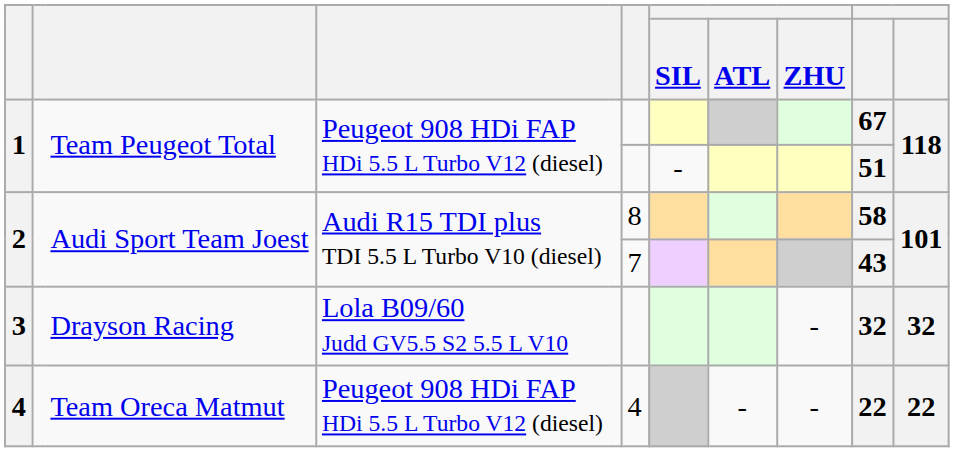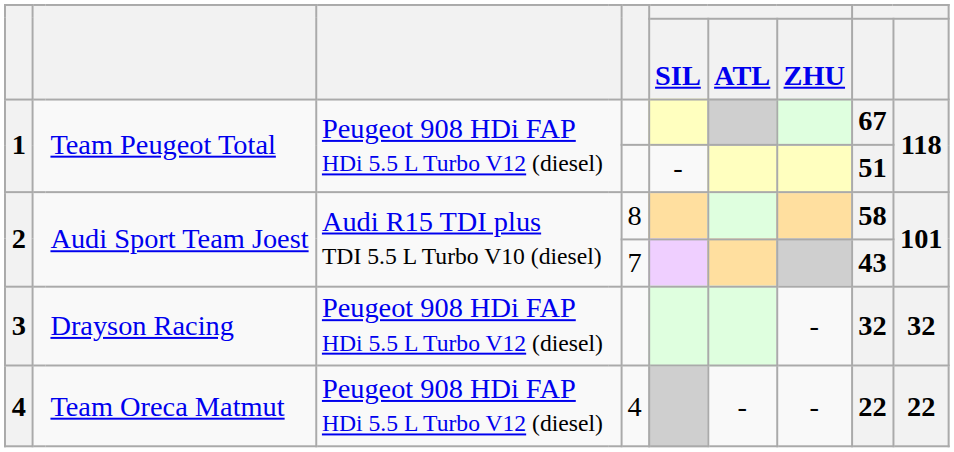(445, 325) Lola B09/60 Judd GV5.5 S2 5.5 L V10 -> (462, 325) Peugeot 908 HDi FAP HDi 5.5 L Turbo V12 (diesel)
